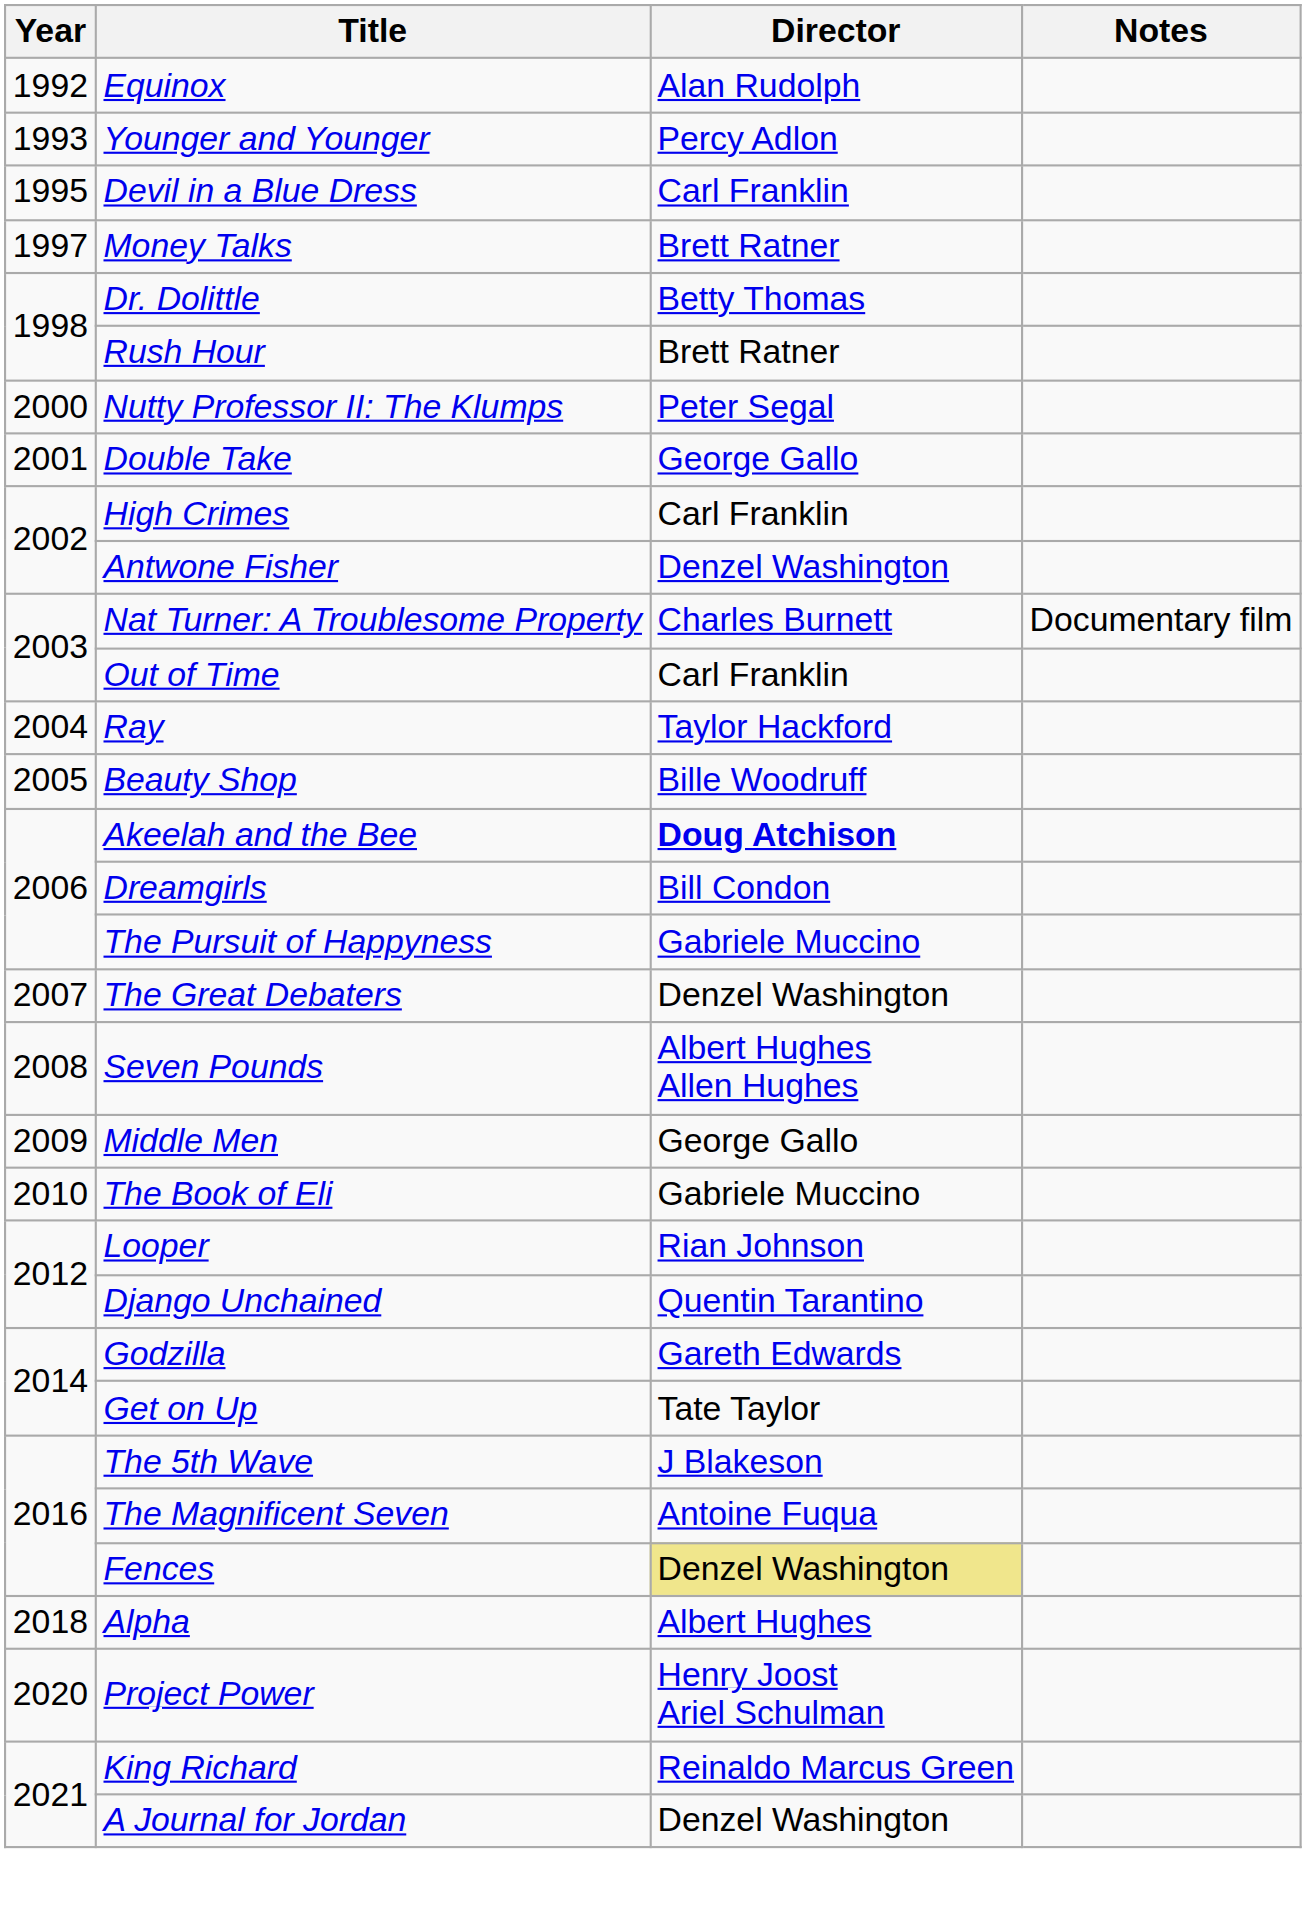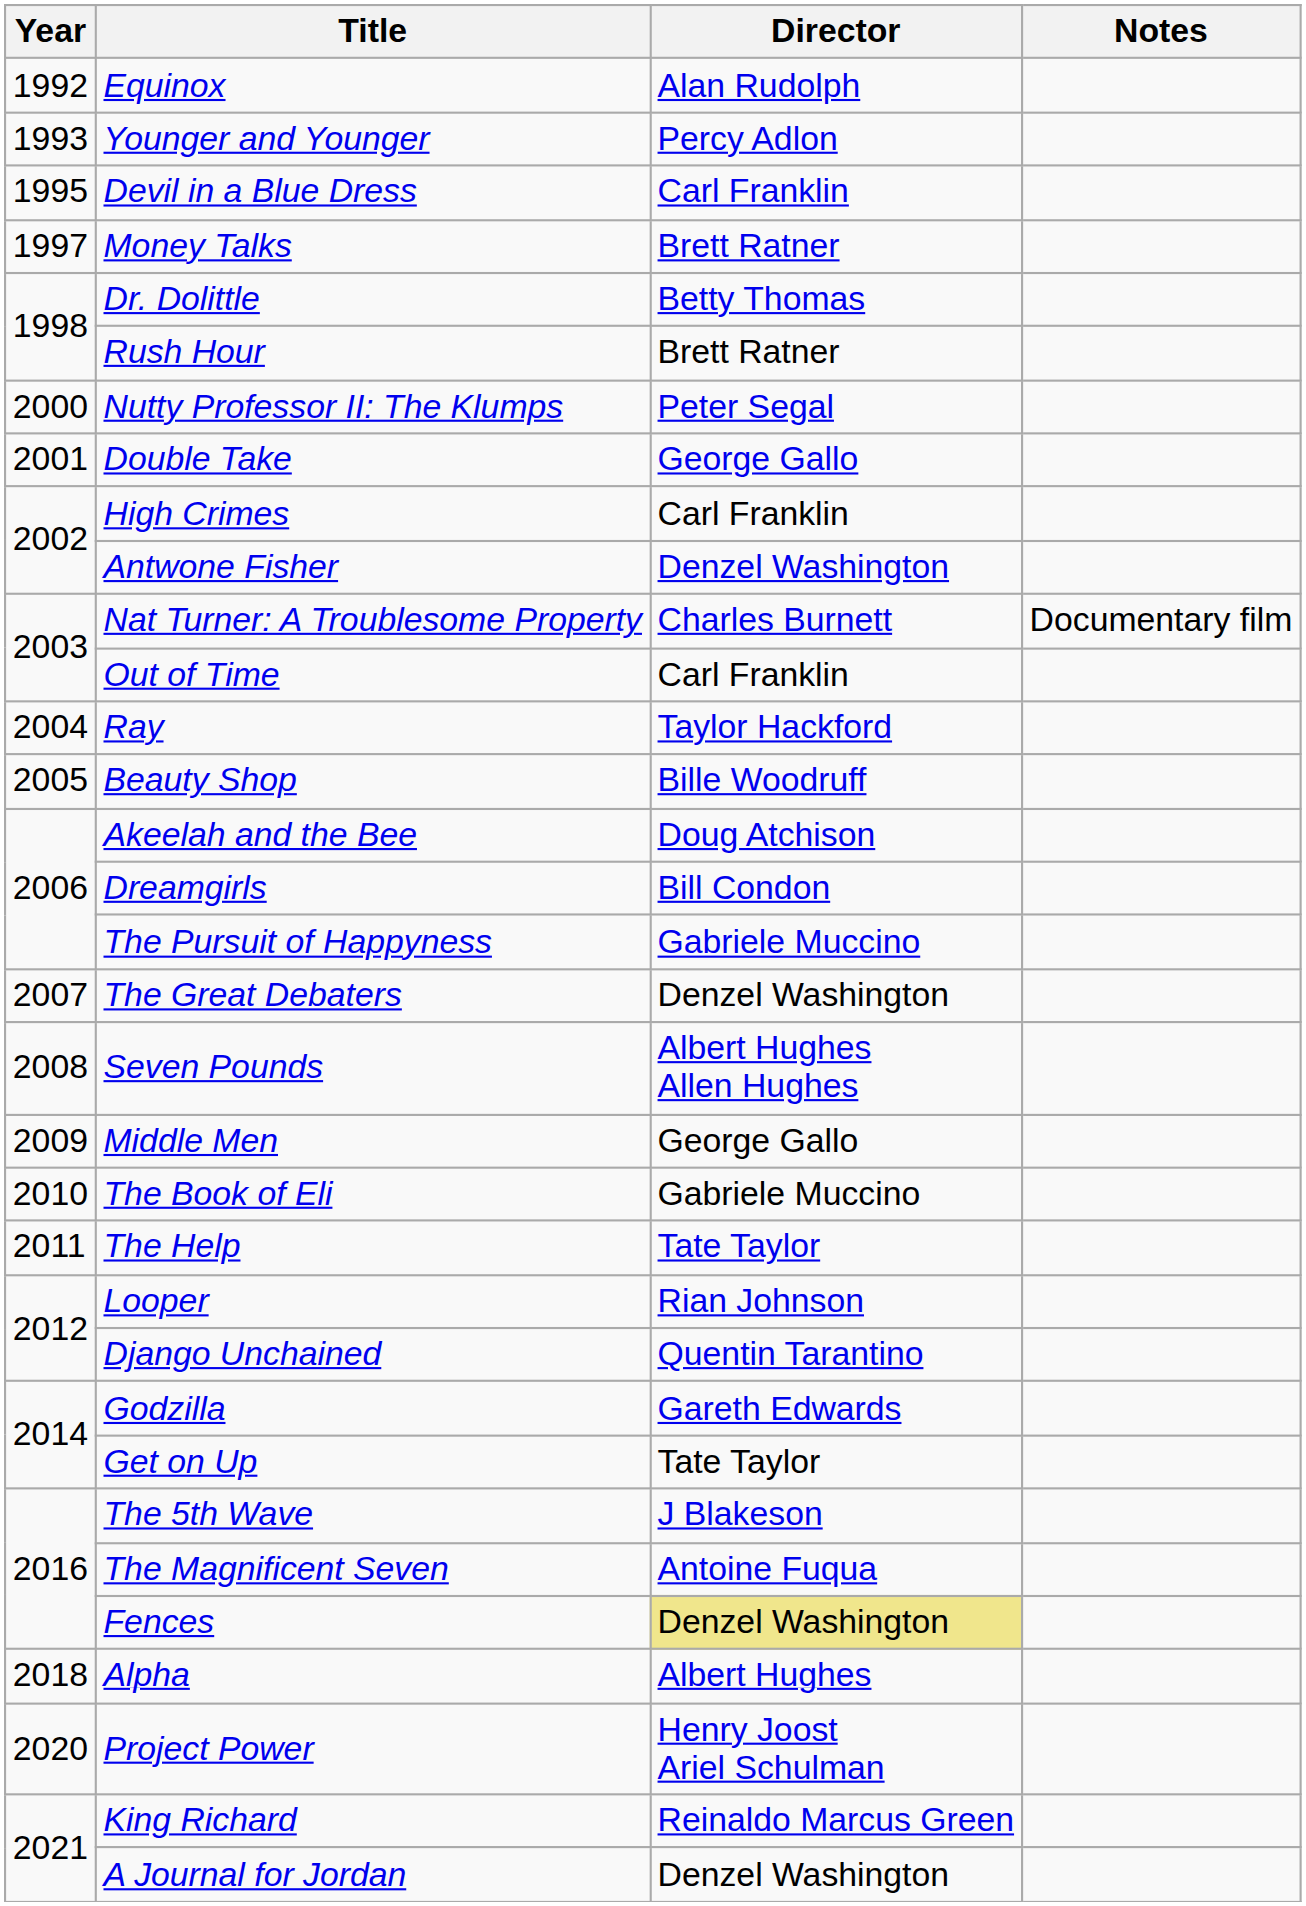(777, 834) bold -> (766, 834) normal
+ row: (172, 1247)
